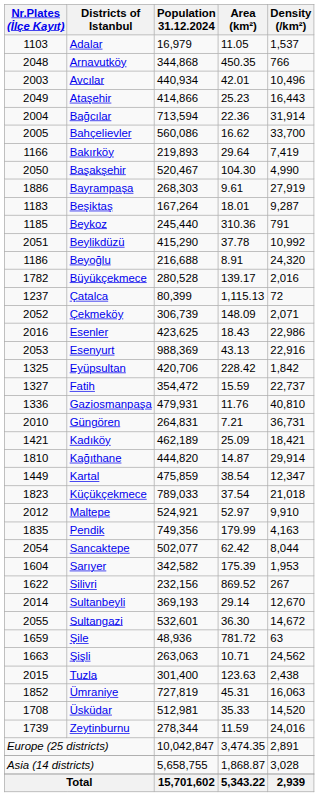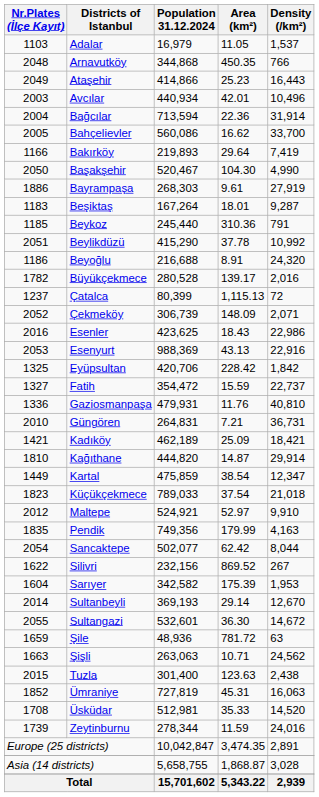rows swapped: (91, 98) <-> (87, 80)
rows swapped: (88, 566) <-> (83, 584)
